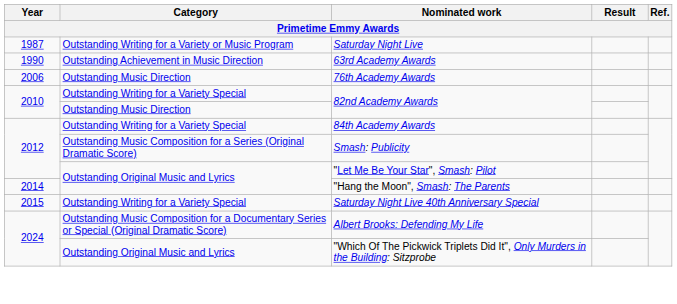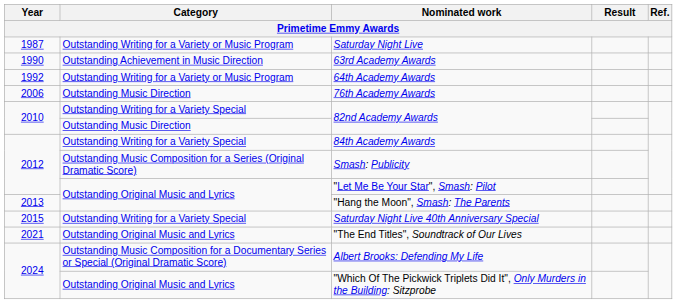+ row: (178, 77)
(32, 186) 2014 -> (32, 202) 2013
+ row: (149, 235)
